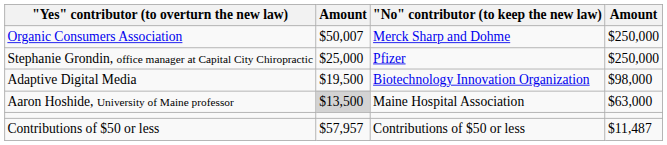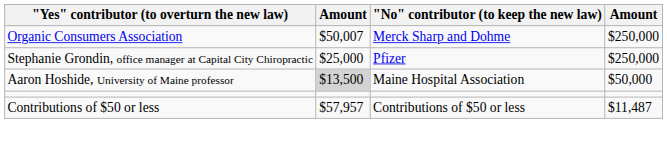- row: (72, 79)
(630, 101) $63,000 -> (630, 79) $50,000
